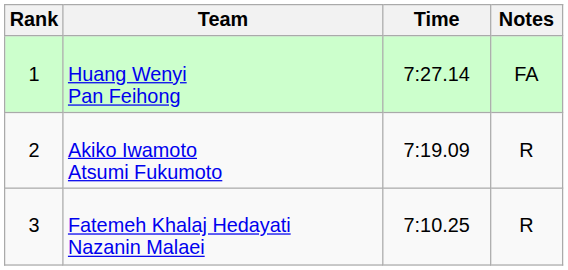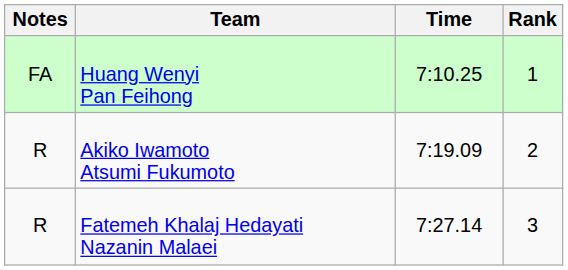columns swapped: (34, 20) <-> (526, 20)
(437, 74) 7:27.14 -> (449, 74) 7:10.25
(437, 226) 7:10.25 -> (449, 226) 7:27.14
